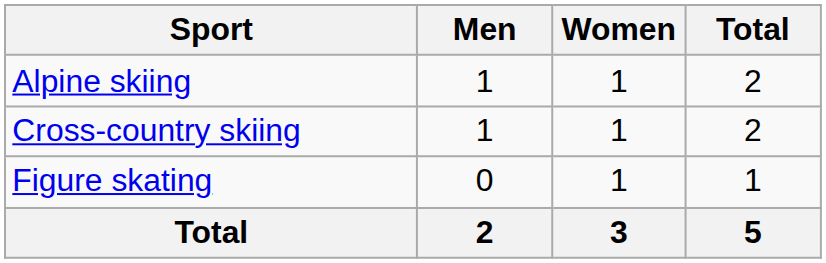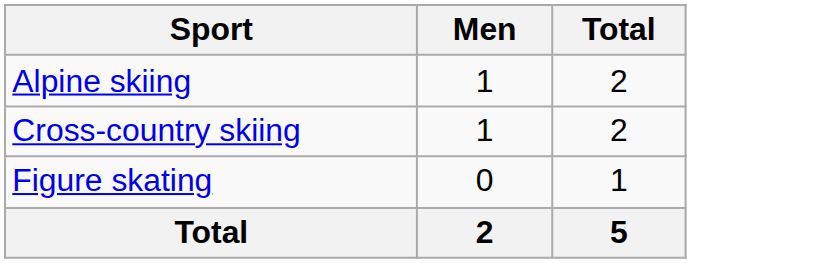- column: (619, 29)
